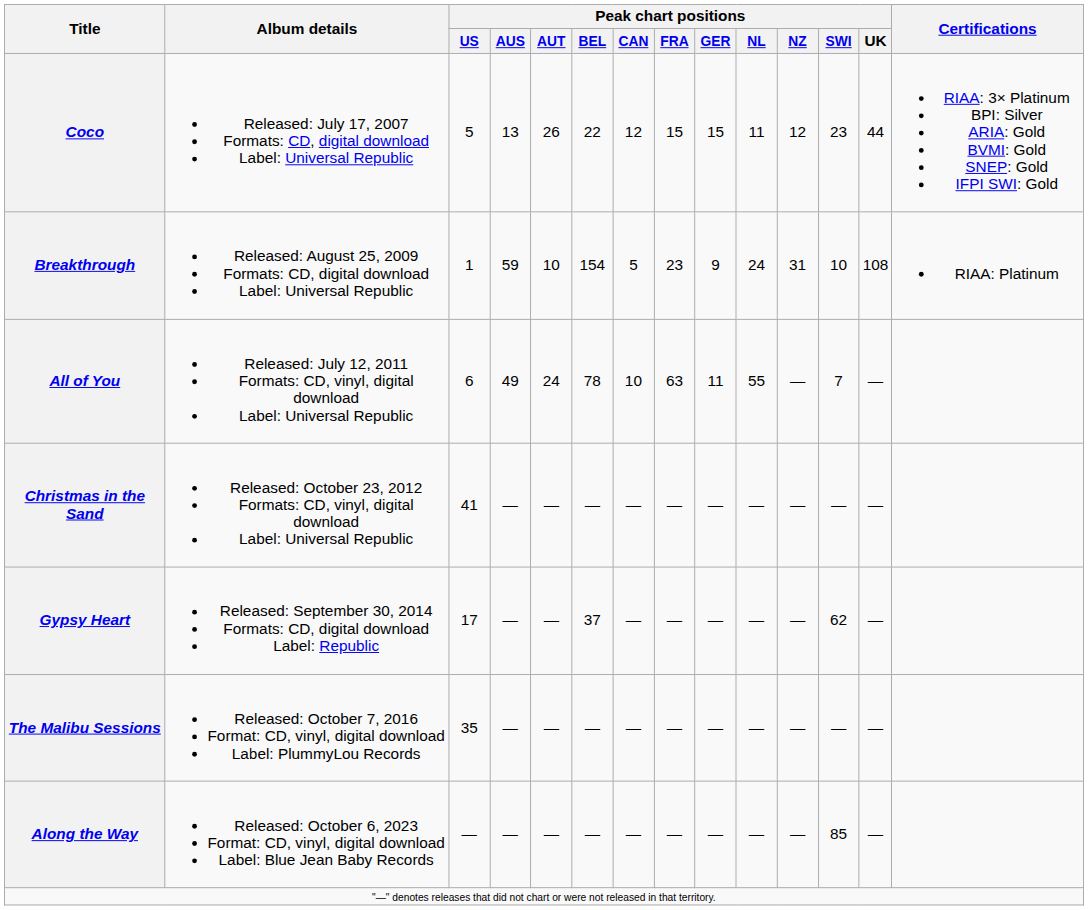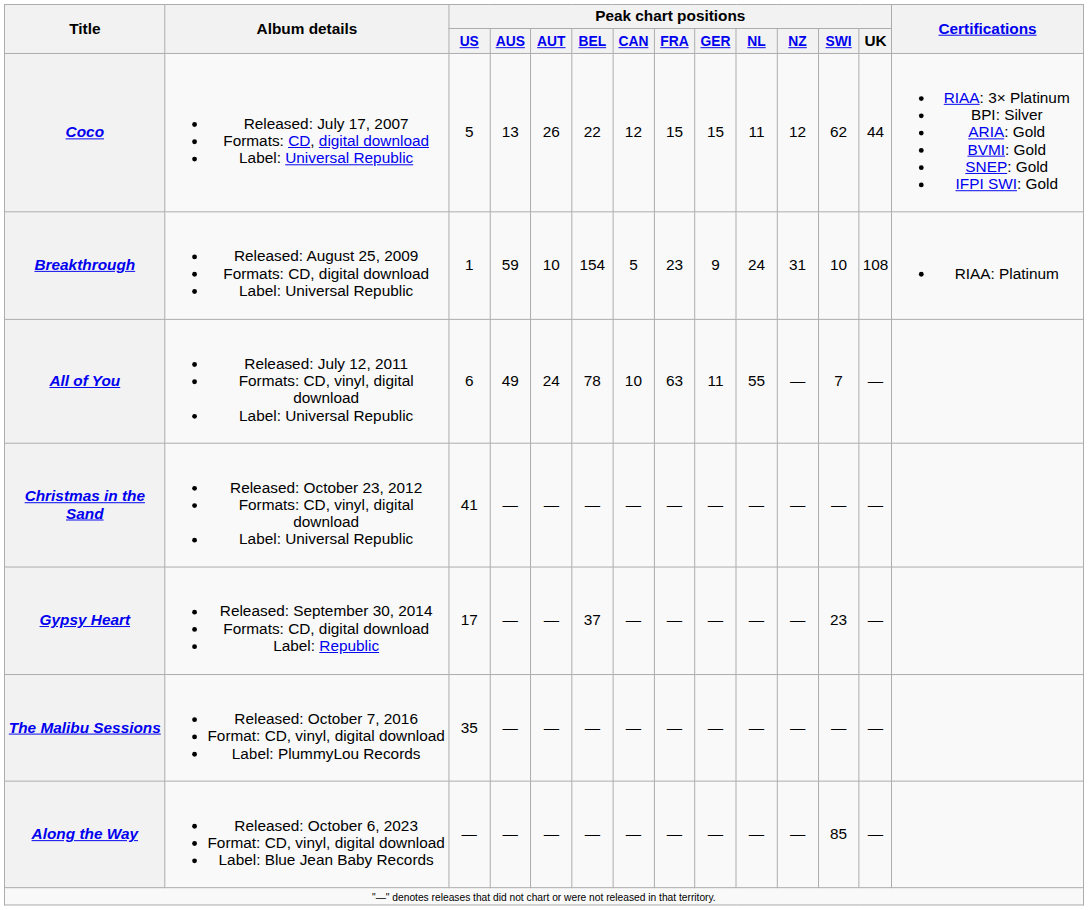(839, 132) 23 -> (839, 132) 62
(839, 620) 62 -> (839, 620) 23
